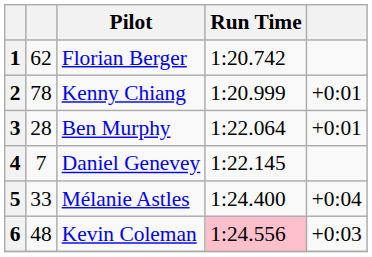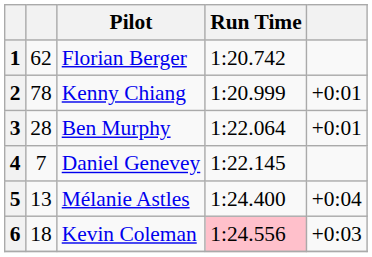(41, 199) 33 -> (41, 199) 13
(41, 234) 48 -> (41, 234) 18
